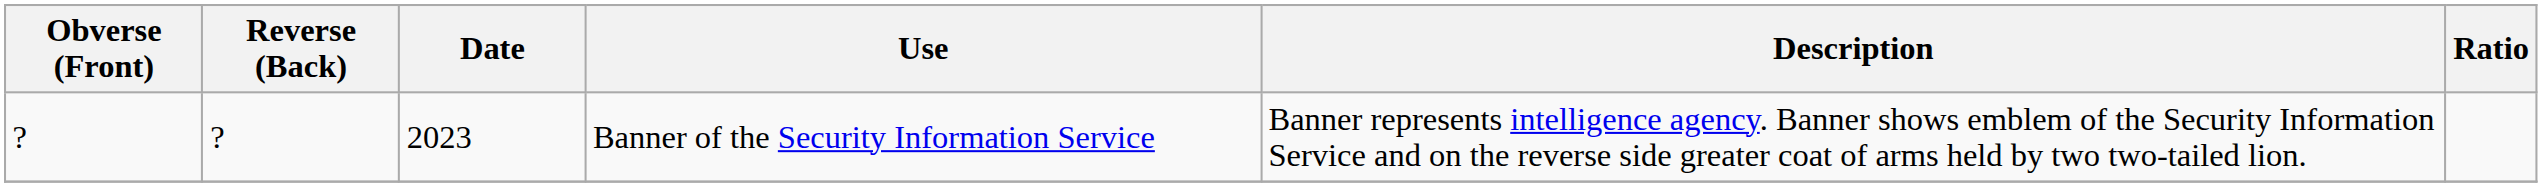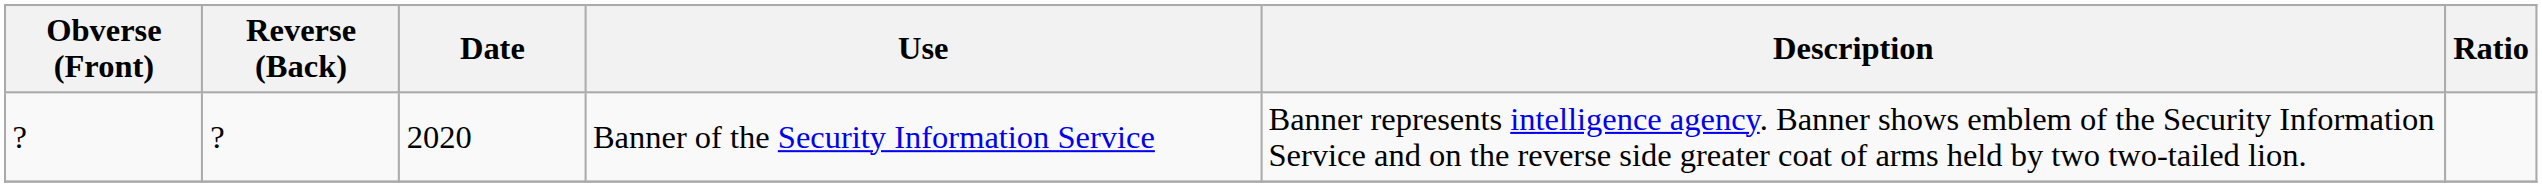(439, 136) 2023 -> (439, 136) 2020
